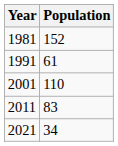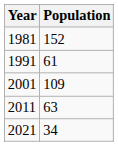(54, 84) 110 -> (54, 84) 109
(50, 107) 83 -> (50, 107) 63
